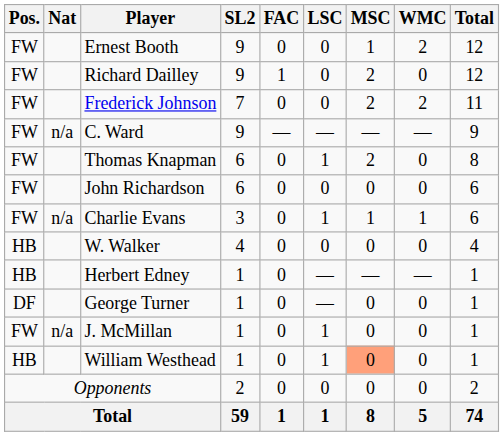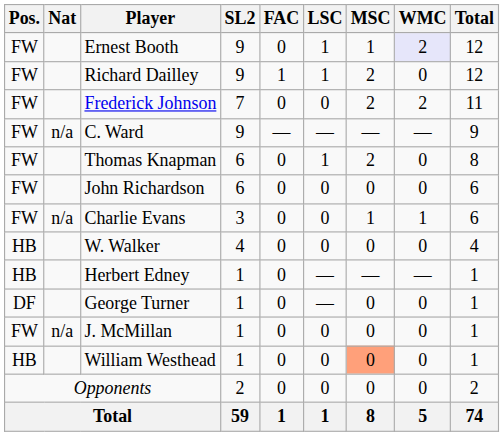(325, 47) 0 -> (325, 47) 1
(423, 47) no background -> (423, 47) lavender background
(325, 75) 0 -> (325, 75) 1
(325, 217) 1 -> (325, 217) 0
(325, 331) 1 -> (325, 331) 0
(325, 359) 1 -> (325, 359) 0
